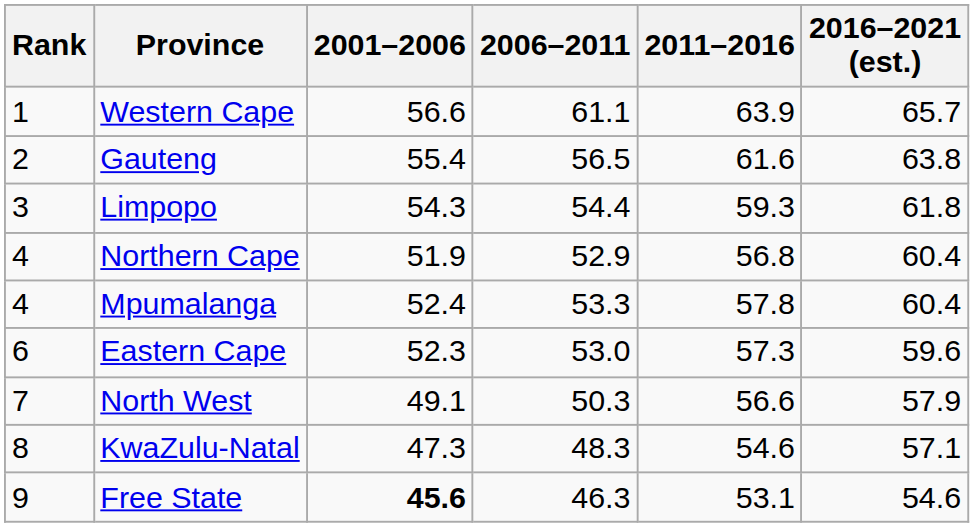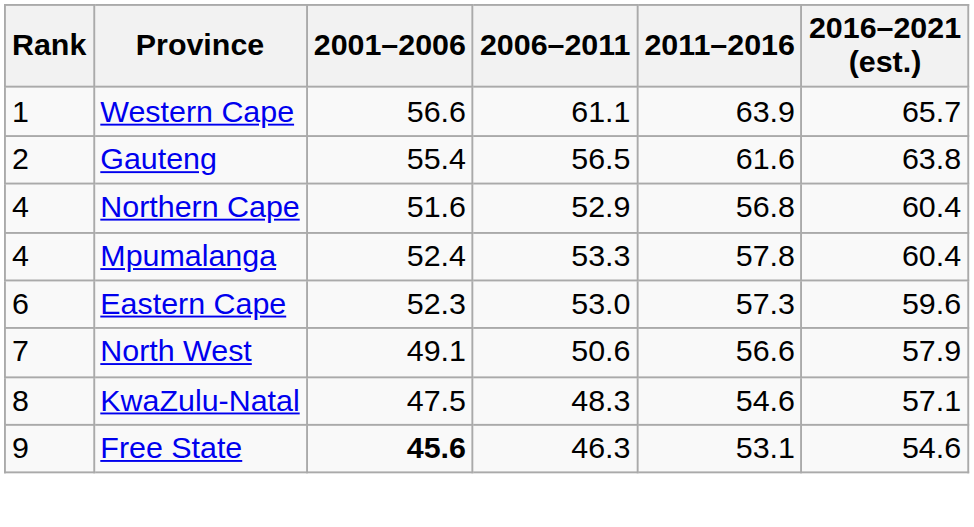- row: (159, 207)
(436, 255) 51.9 -> (436, 207) 51.6
(601, 400) 50.3 -> (601, 352) 50.6
(436, 448) 47.3 -> (436, 400) 47.5
